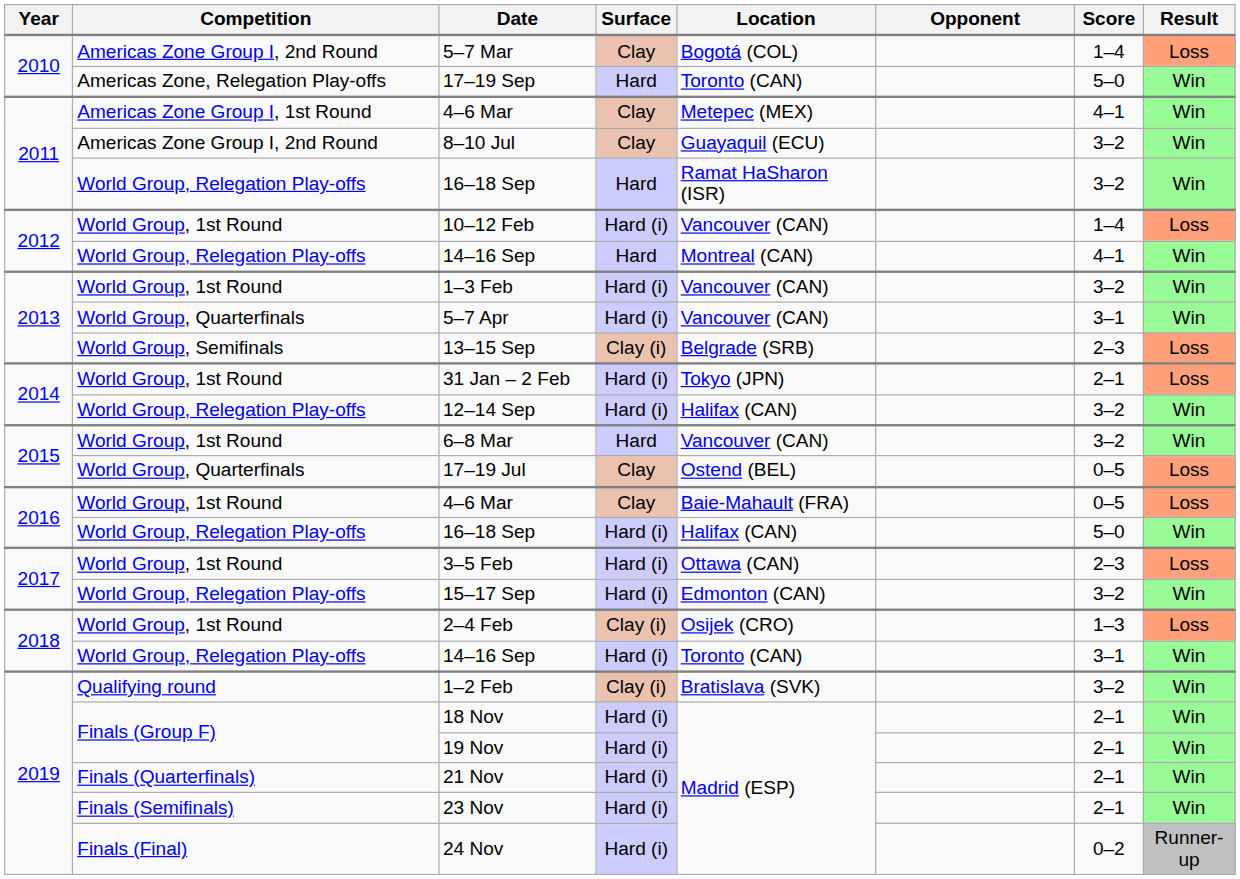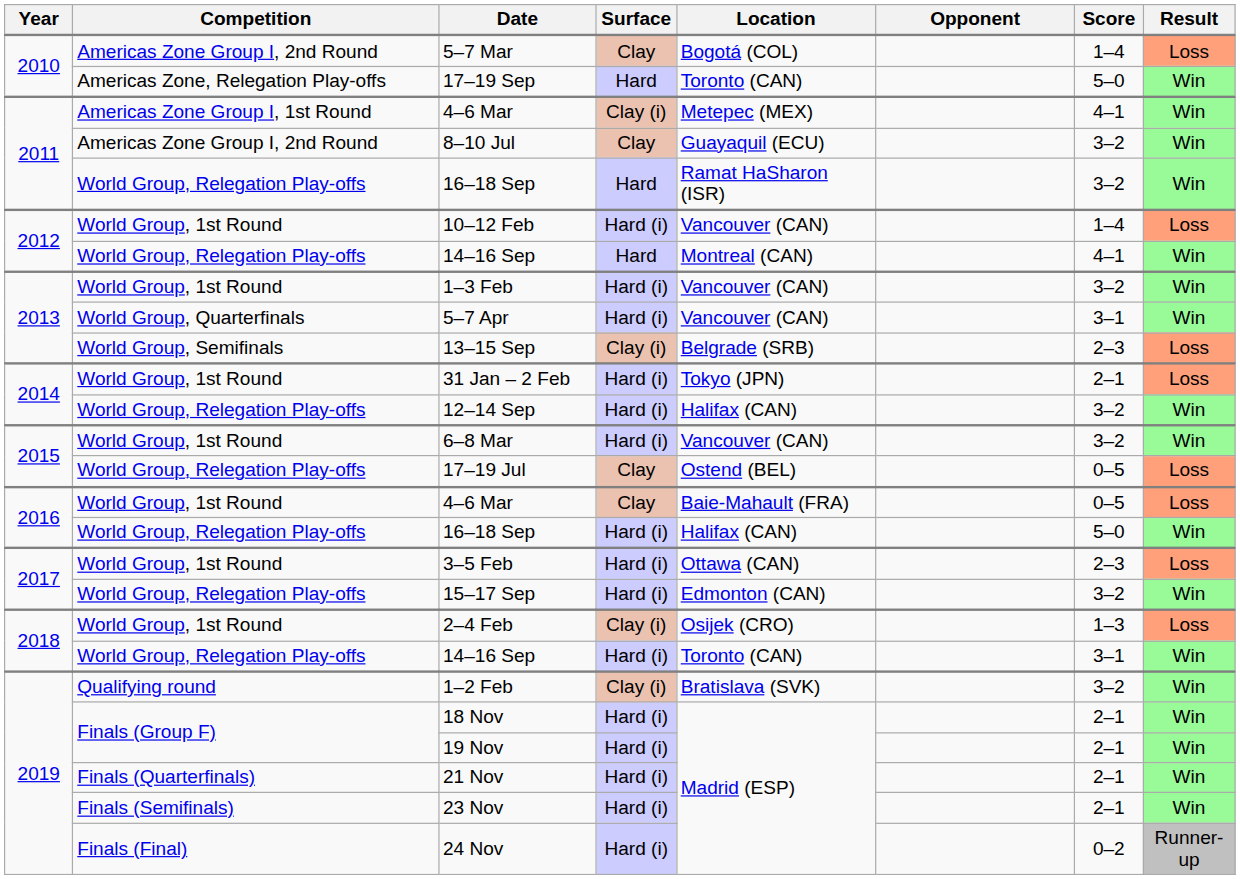(636, 112) Clay -> (636, 112) Clay (i)
(636, 440) Hard -> (636, 440) Hard (i)
(191, 470) World Group, Quarterfinals -> (221, 470) World Group, Relegation Play-offs
